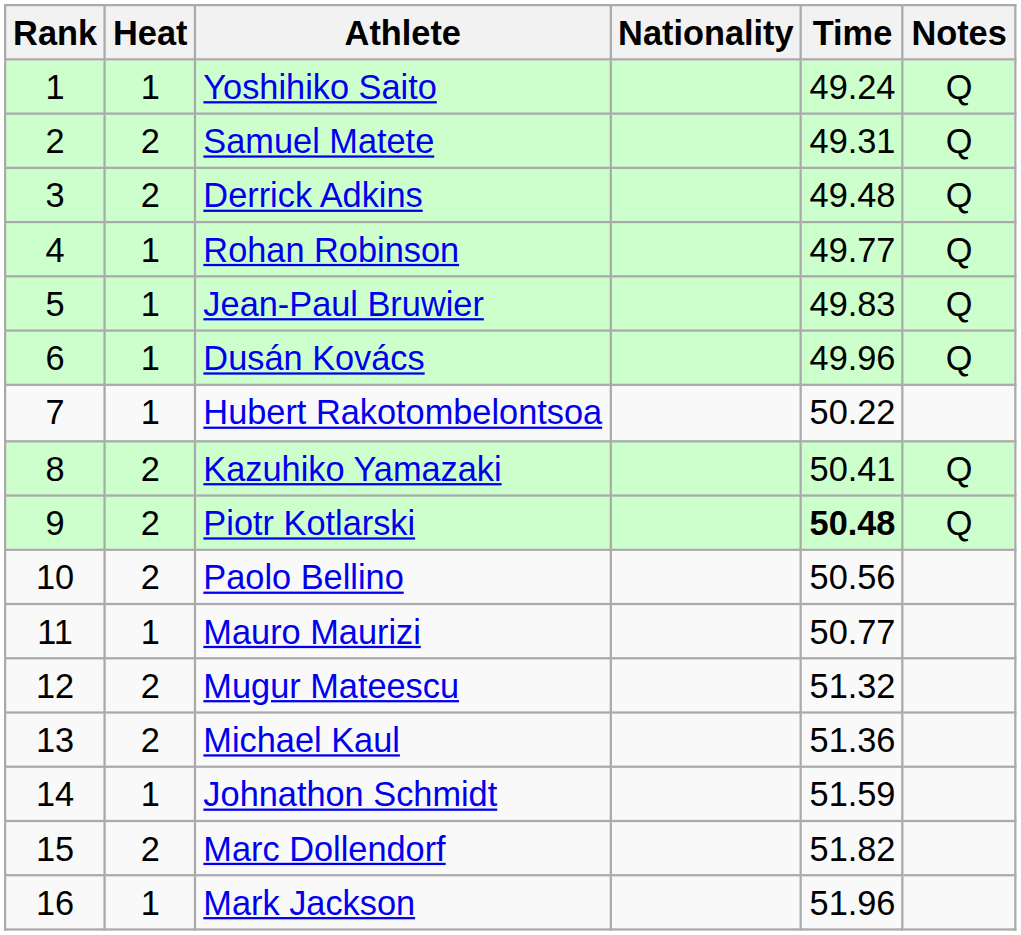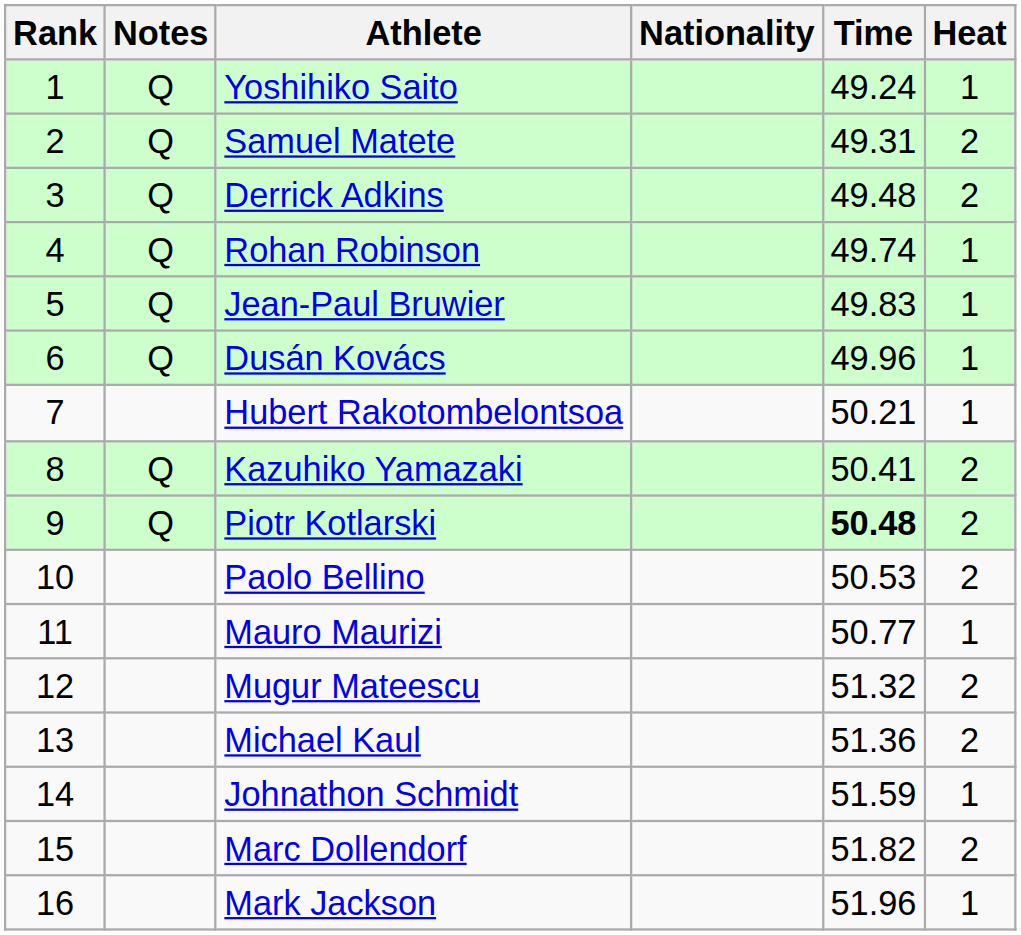columns swapped: (150, 33) <-> (959, 33)
(853, 250) 49.77 -> (873, 250) 49.74
(853, 413) 50.22 -> (873, 413) 50.21
(853, 576) 50.56 -> (873, 576) 50.53
